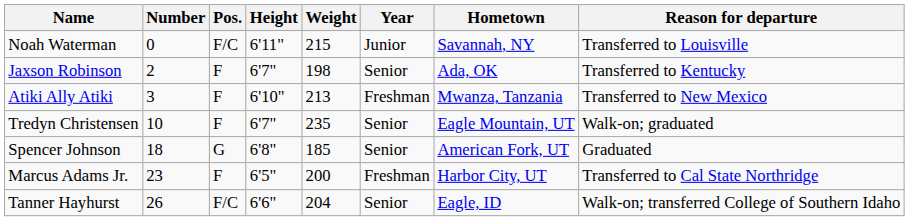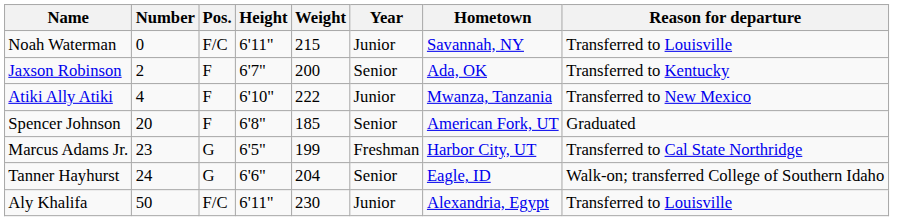(318, 70) 198 -> (308, 70) 200
(150, 96) 3 -> (140, 96) 4
(318, 96) 213 -> (308, 96) 222
(397, 96) Freshman -> (374, 96) Junior
- row: (73, 123)
(155, 149) 18 -> (144, 123) 20
(219, 149) G -> (207, 123) F
(218, 176) F -> (209, 149) G
(318, 176) 200 -> (308, 149) 199
(155, 202) 26 -> (144, 176) 24
(226, 202) F/C -> (209, 176) G
+ row: (48, 202)
